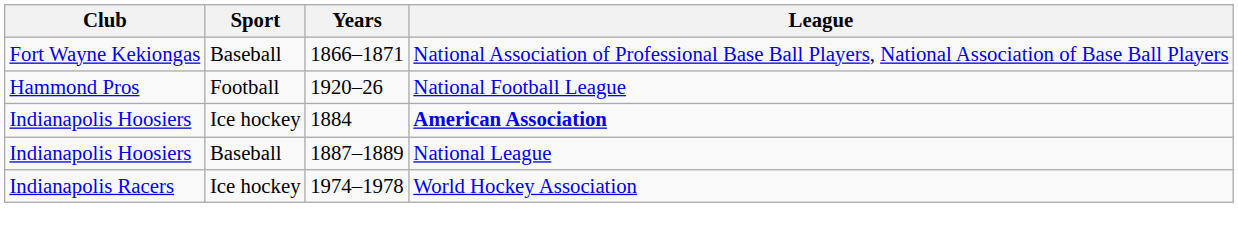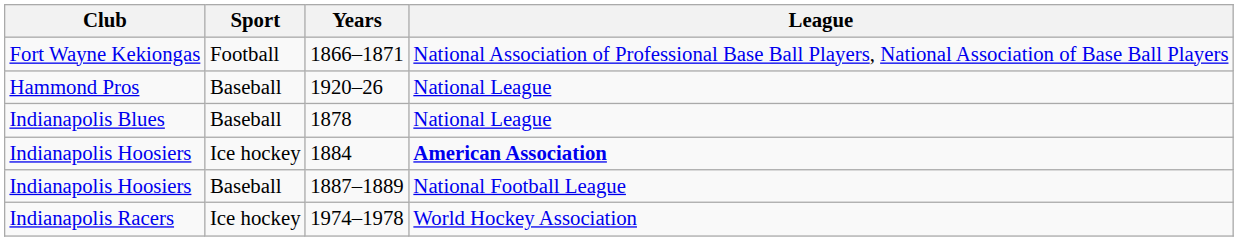(246, 53) Baseball -> (245, 53) Football
(245, 86) Football -> (246, 86) Baseball
(520, 86) National Football League -> (482, 86) National League
+ row: (331, 119)
(482, 152) National League -> (520, 185) National Football League
